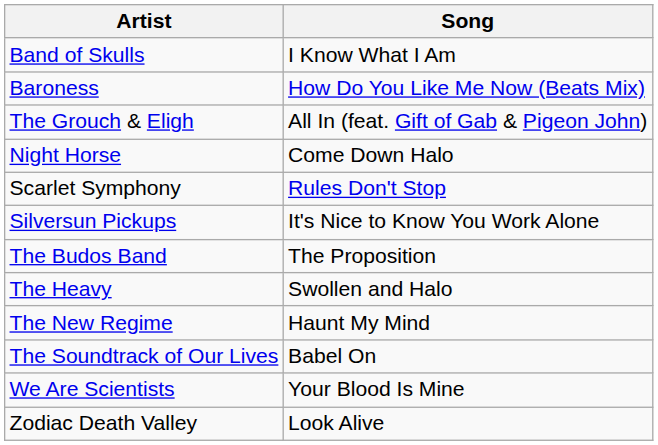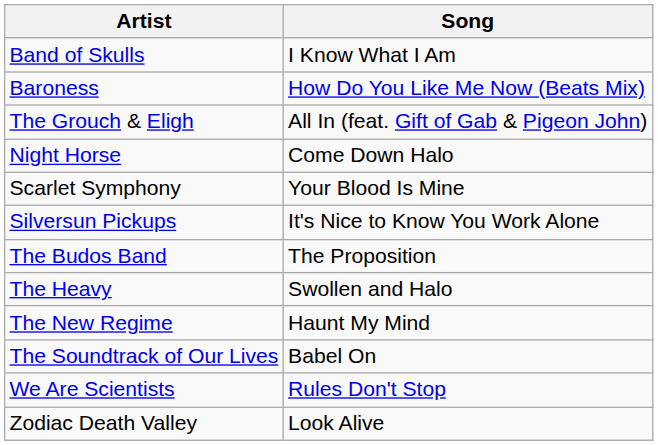(367, 188) Rules Don't Stop -> (376, 188) Your Blood Is Mine
(376, 389) Your Blood Is Mine -> (367, 389) Rules Don't Stop
